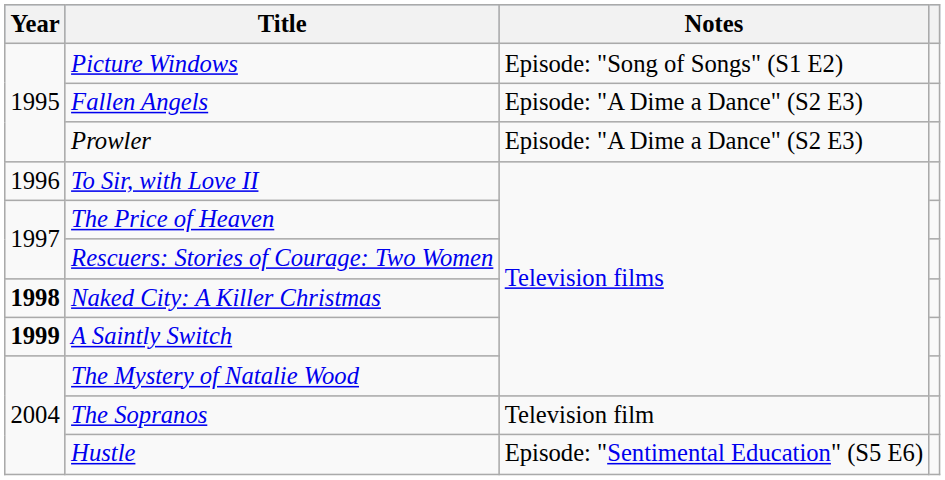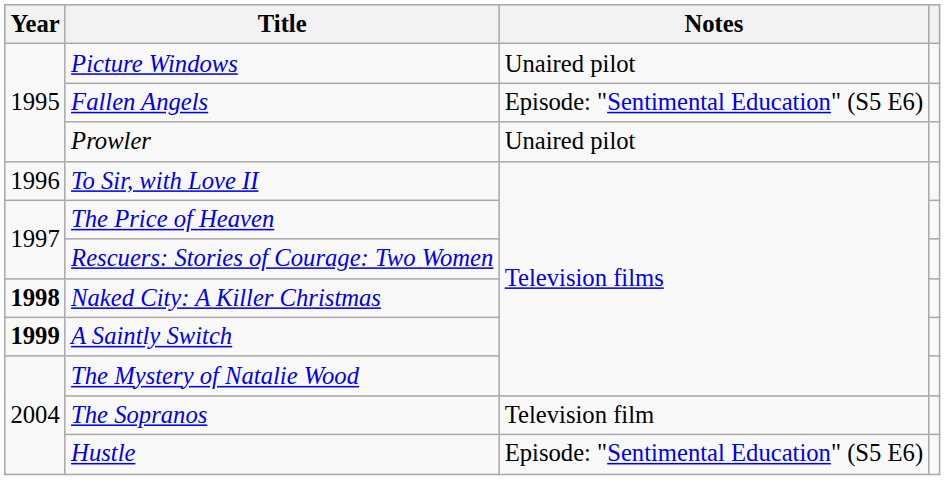(674, 63) Episode: "Song of Songs" (S1 E2) -> (570, 63) Unaired pilot
(684, 102) Episode: "A Dime a Dance" (S2 E3) -> (714, 102) Episode: "Sentimental Education" (S5 E6)
(684, 141) Episode: "A Dime a Dance" (S2 E3) -> (570, 141) Unaired pilot
